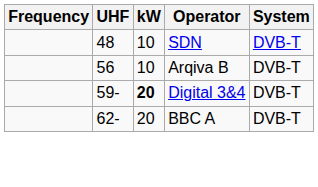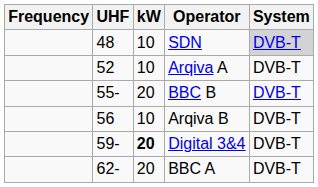(277, 42) no background -> (277, 42) lightgrey background
+ row: (198, 67)
+ row: (192, 93)
